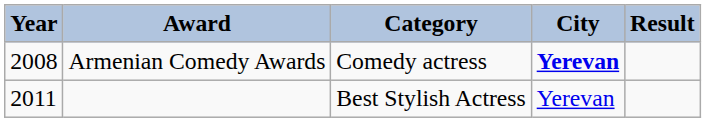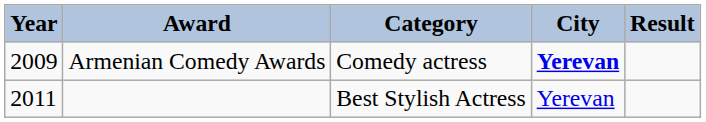(34, 60) 2008 -> (34, 60) 2009
